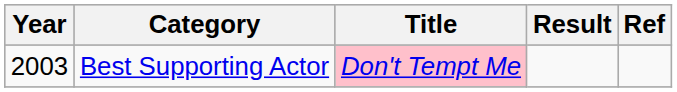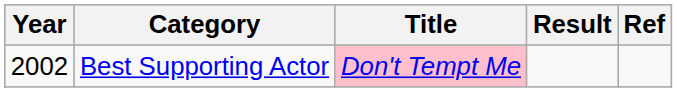(39, 65) 2003 -> (39, 65) 2002
